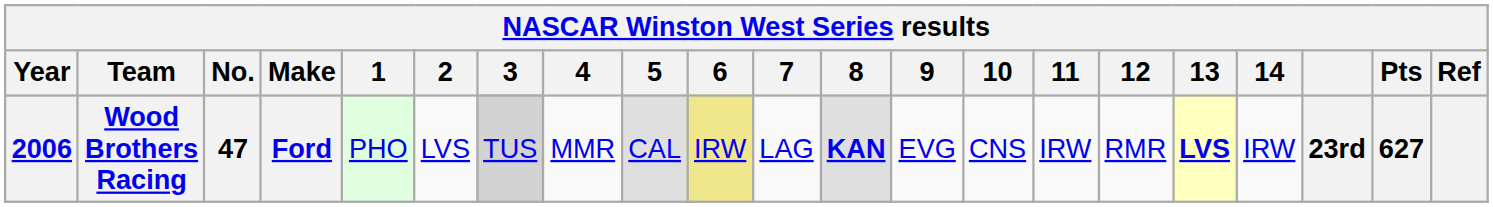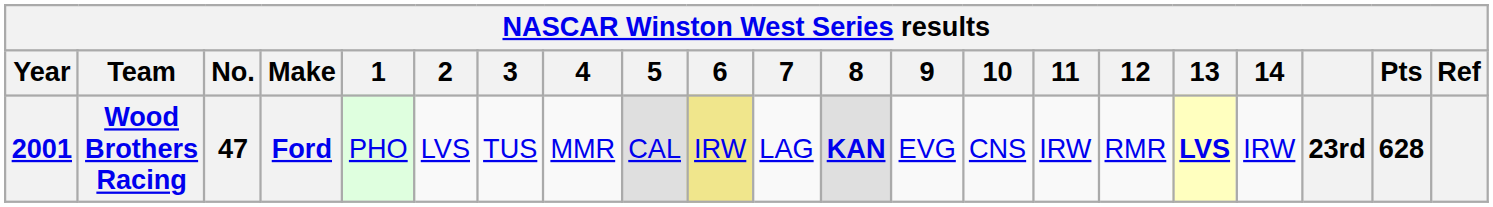(42, 149) 2006 -> (42, 149) 2001
(510, 149) lightgrey background -> (510, 149) no background
(1401, 149) 627 -> (1401, 149) 628
